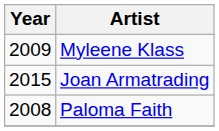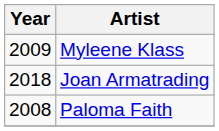(30, 79) 2015 -> (30, 79) 2018
